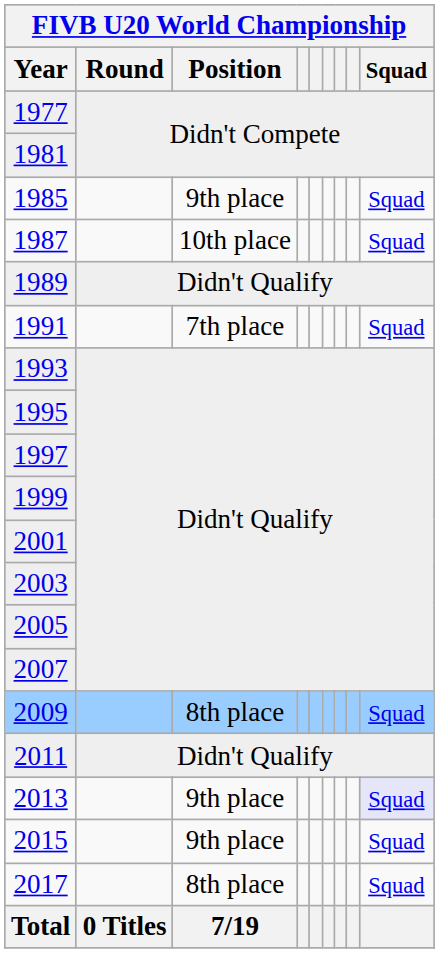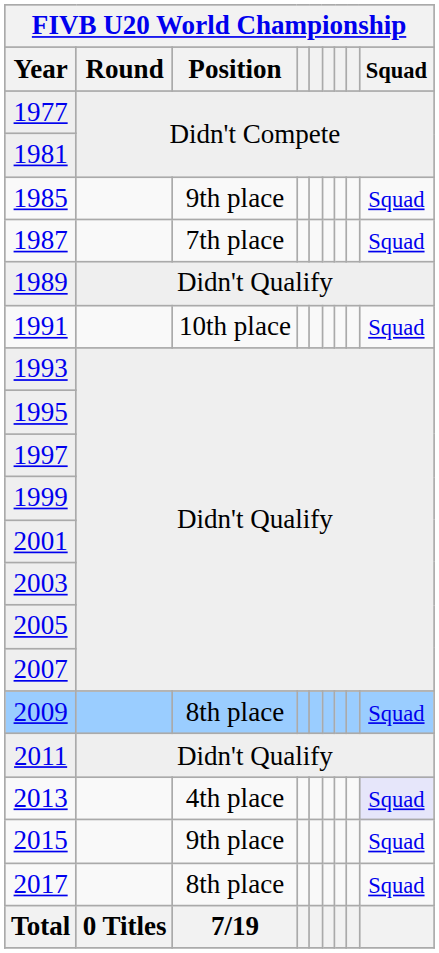(235, 240) 10th place -> (235, 240) 7th place
(235, 326) 7th place -> (235, 326) 10th place
(235, 797) 9th place -> (235, 797) 4th place
